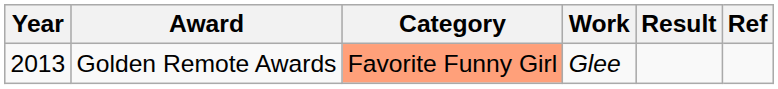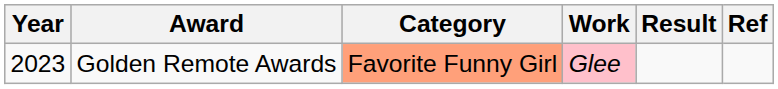(38, 63) 2013 -> (38, 63) 2023
(595, 63) no background -> (595, 63) pink background
